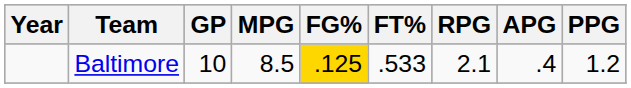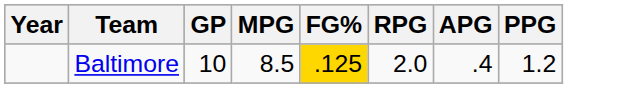- column: (400, 25)
(474, 64) 2.1 -> (410, 64) 2.0
